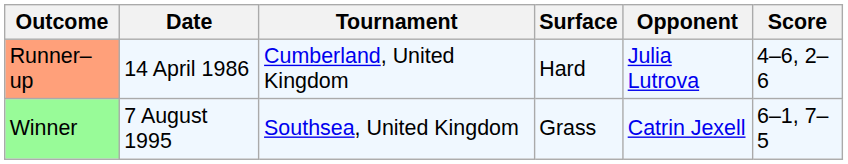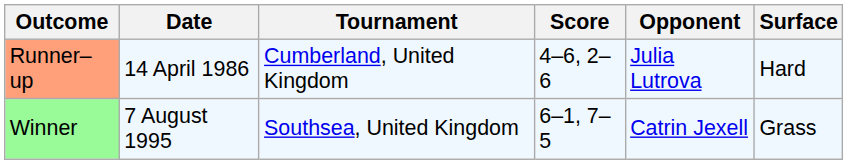columns swapped: (579, 21) <-> (798, 21)
